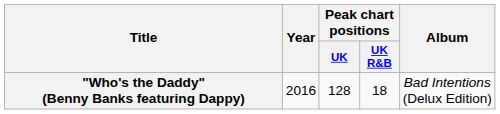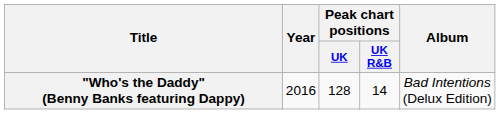(379, 90) 18 -> (379, 90) 14
